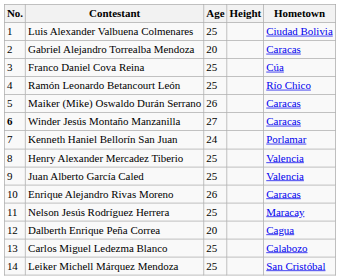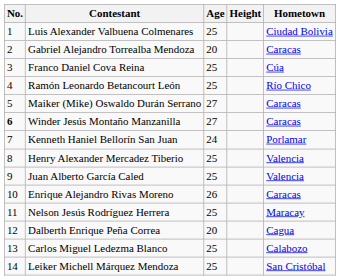(212, 103) 26 -> (212, 103) 27
